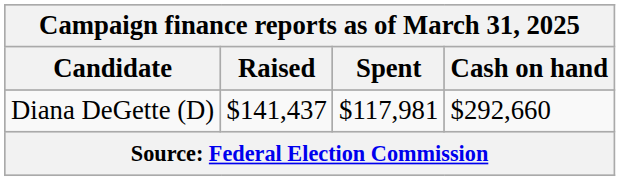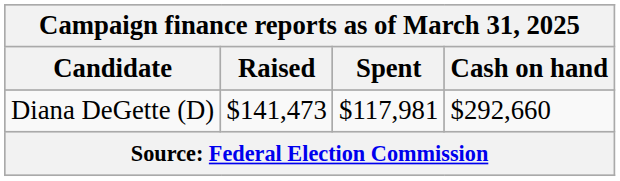(277, 110) $141,437 -> (277, 110) $141,473
